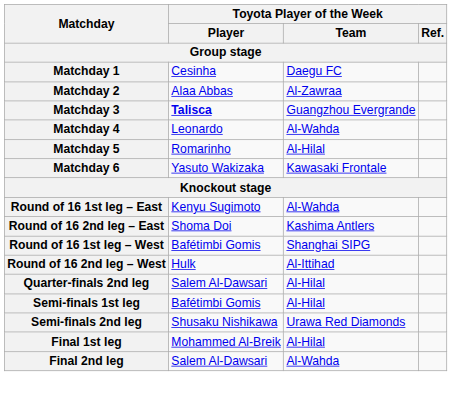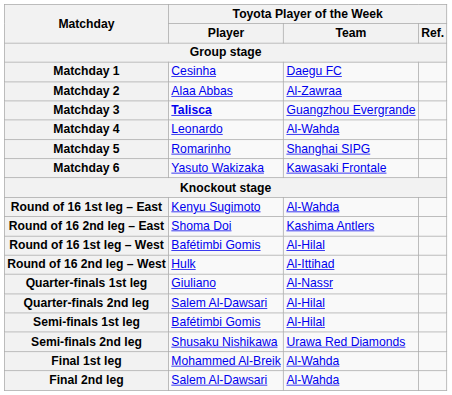(306, 149) Al-Hilal -> (328, 149) Shanghai SIPG
(328, 245) Shanghai SIPG -> (306, 245) Al-Hilal
+ row: (86, 284)
(306, 341) Al-Hilal -> (313, 361) Al-Wahda
